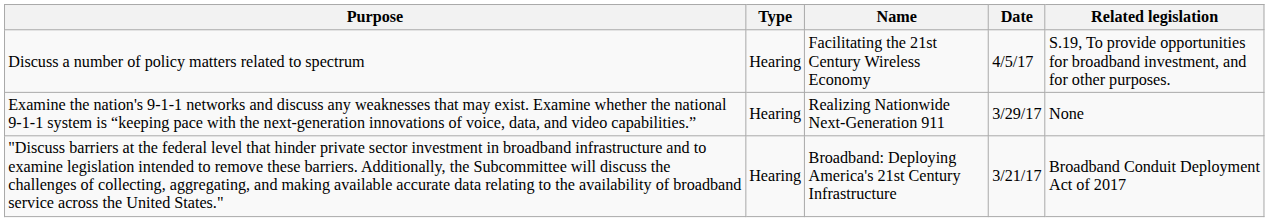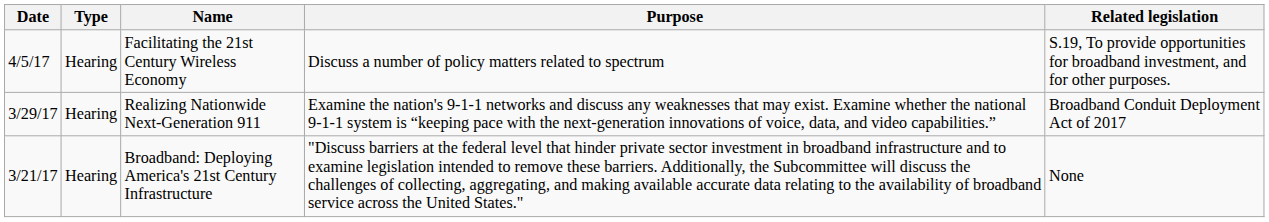columns swapped: (1017, 17) <-> (375, 17)
(1066, 114) None -> (1154, 114) Broadband Conduit Deployment Act of 2017
(1154, 176) Broadband Conduit Deployment Act of 2017 -> (1066, 176) None
